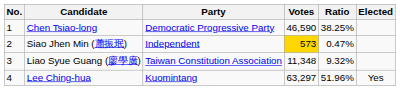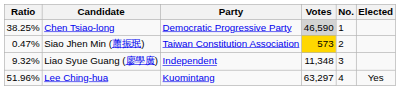columns swapped: (14, 12) <-> (337, 12)
(301, 27) no background -> (319, 27) lightgrey background
(172, 44) Independent -> (231, 44) Taiwan Constitution Association
(214, 61) Taiwan Constitution Association -> (190, 61) Independent
